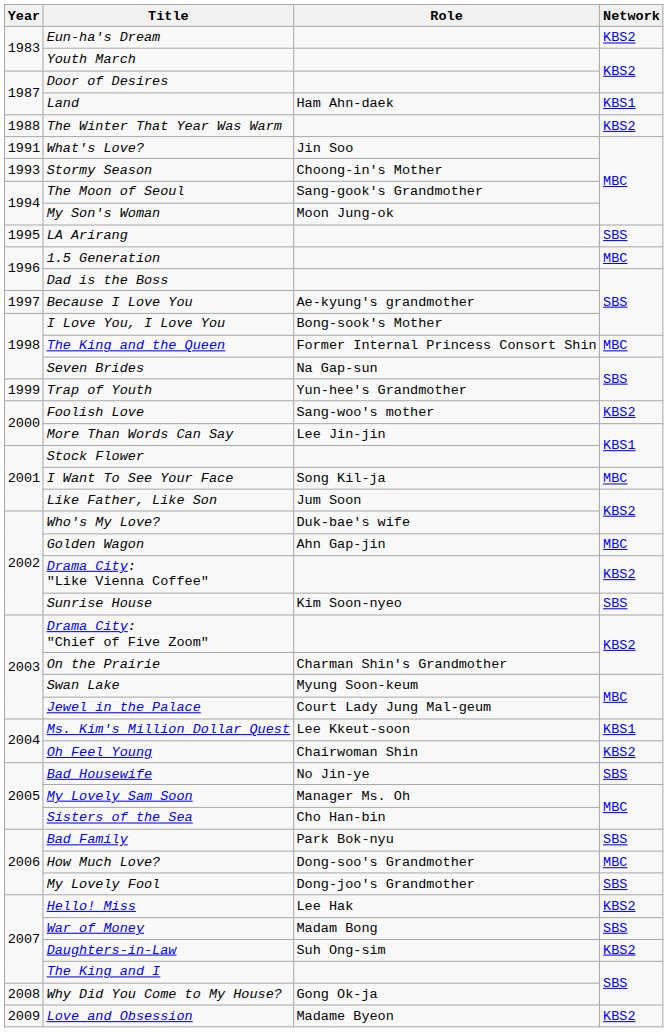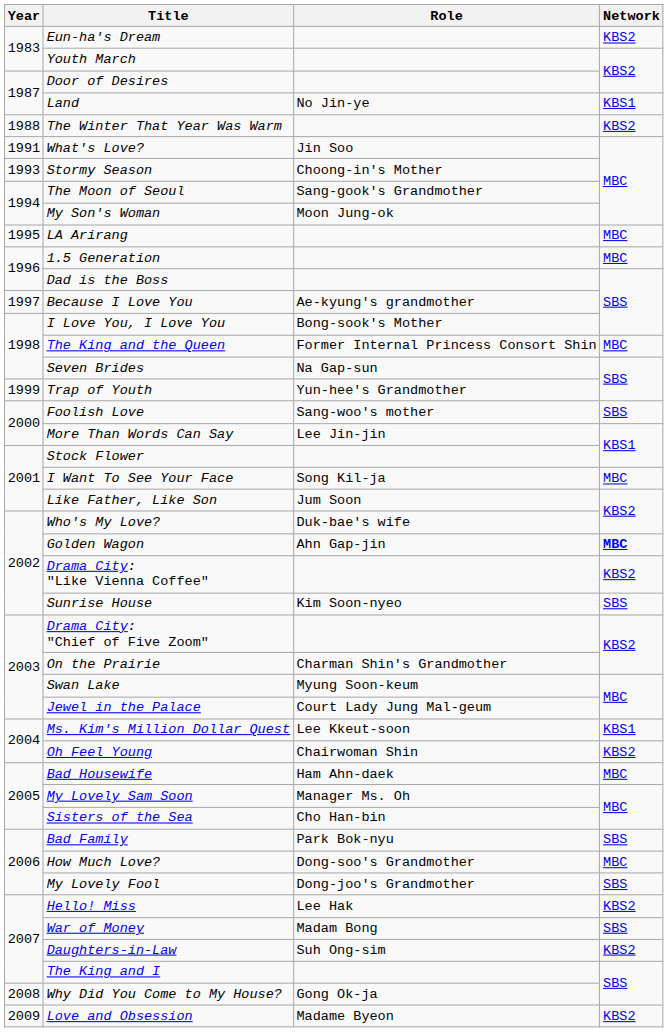(345, 104) Ham Ahn-daek -> (333, 104) No Jin-ye
(615, 236) SBS -> (615, 236) MBC
(619, 412) KBS2 -> (615, 412) SBS
(615, 544) normal -> (615, 544) bold
(333, 774) No Jin-ye -> (345, 774) Ham Ahn-daek
(615, 774) SBS -> (615, 774) MBC
